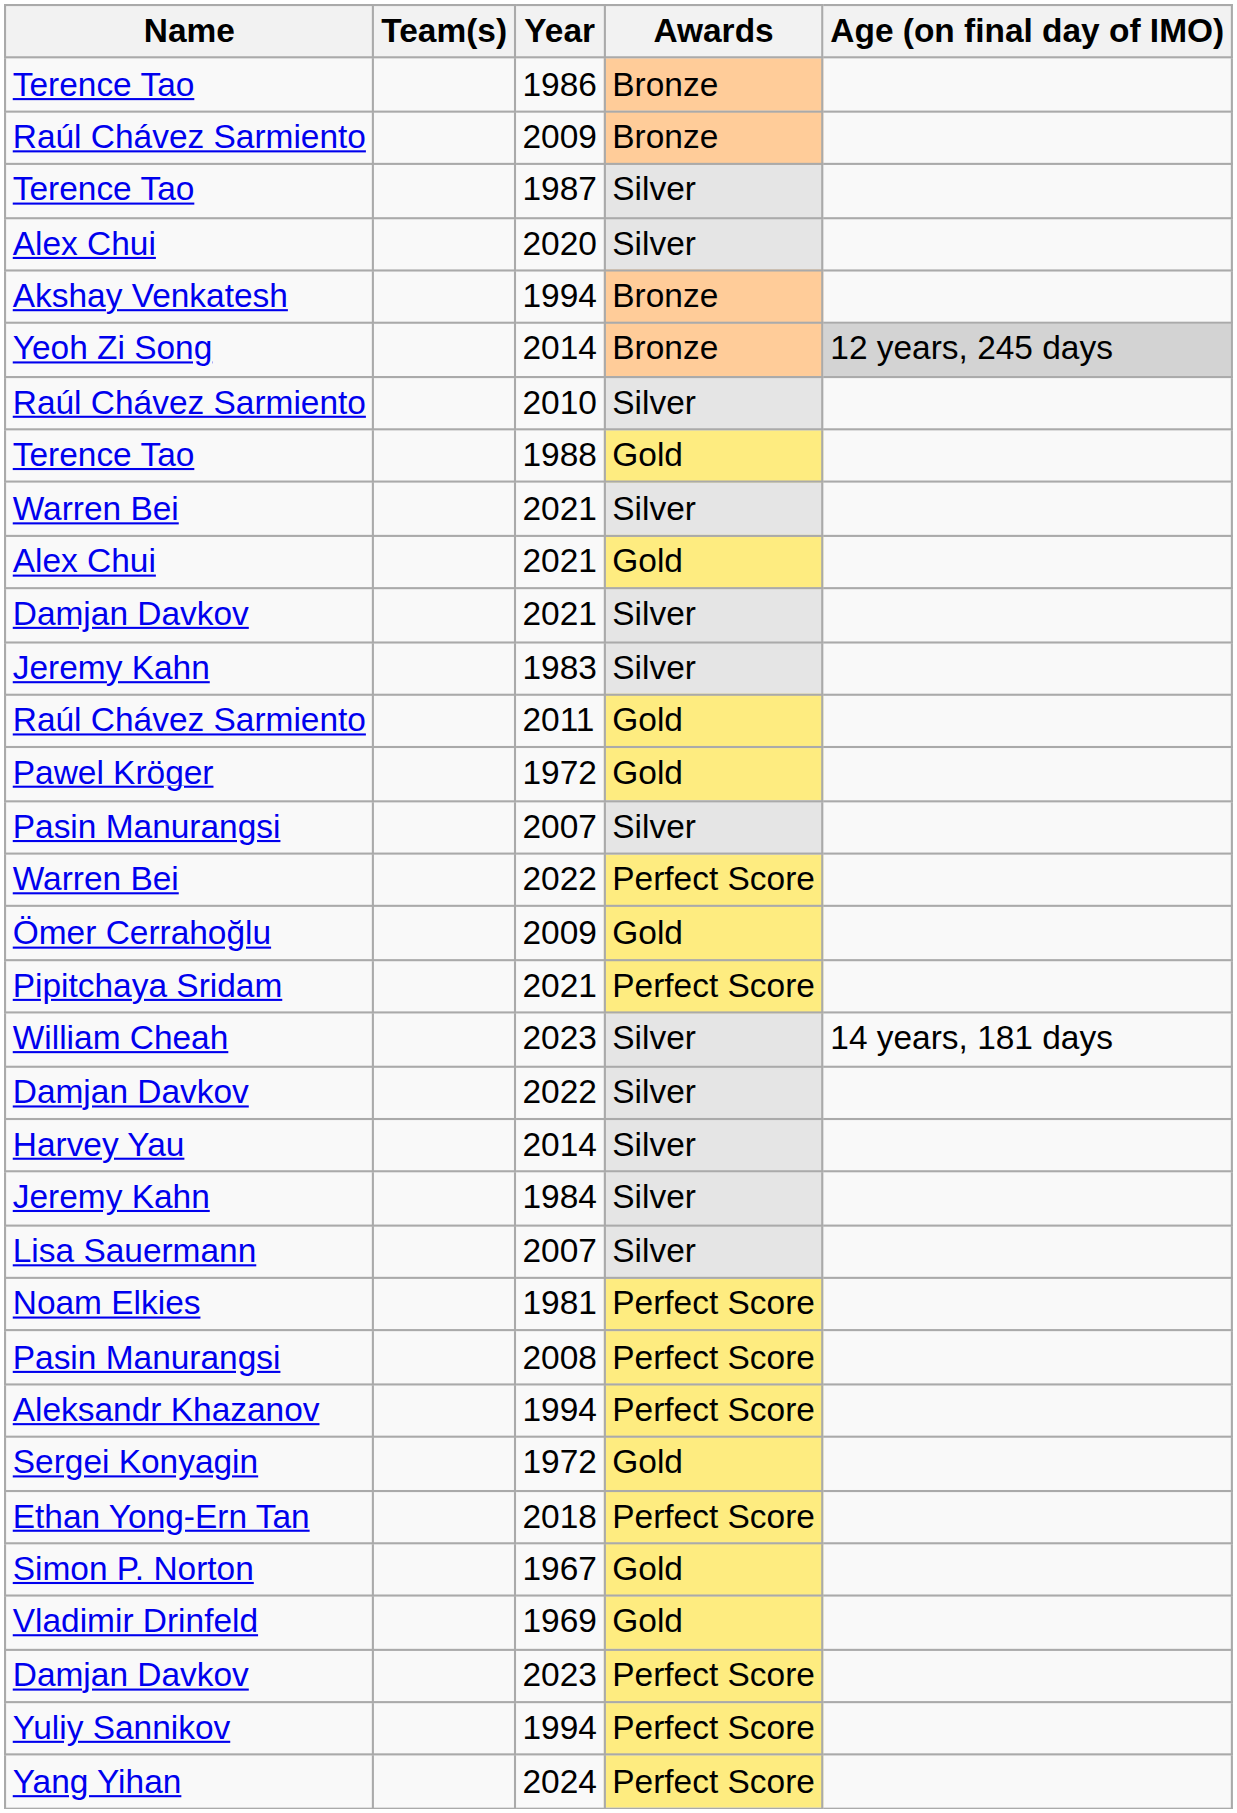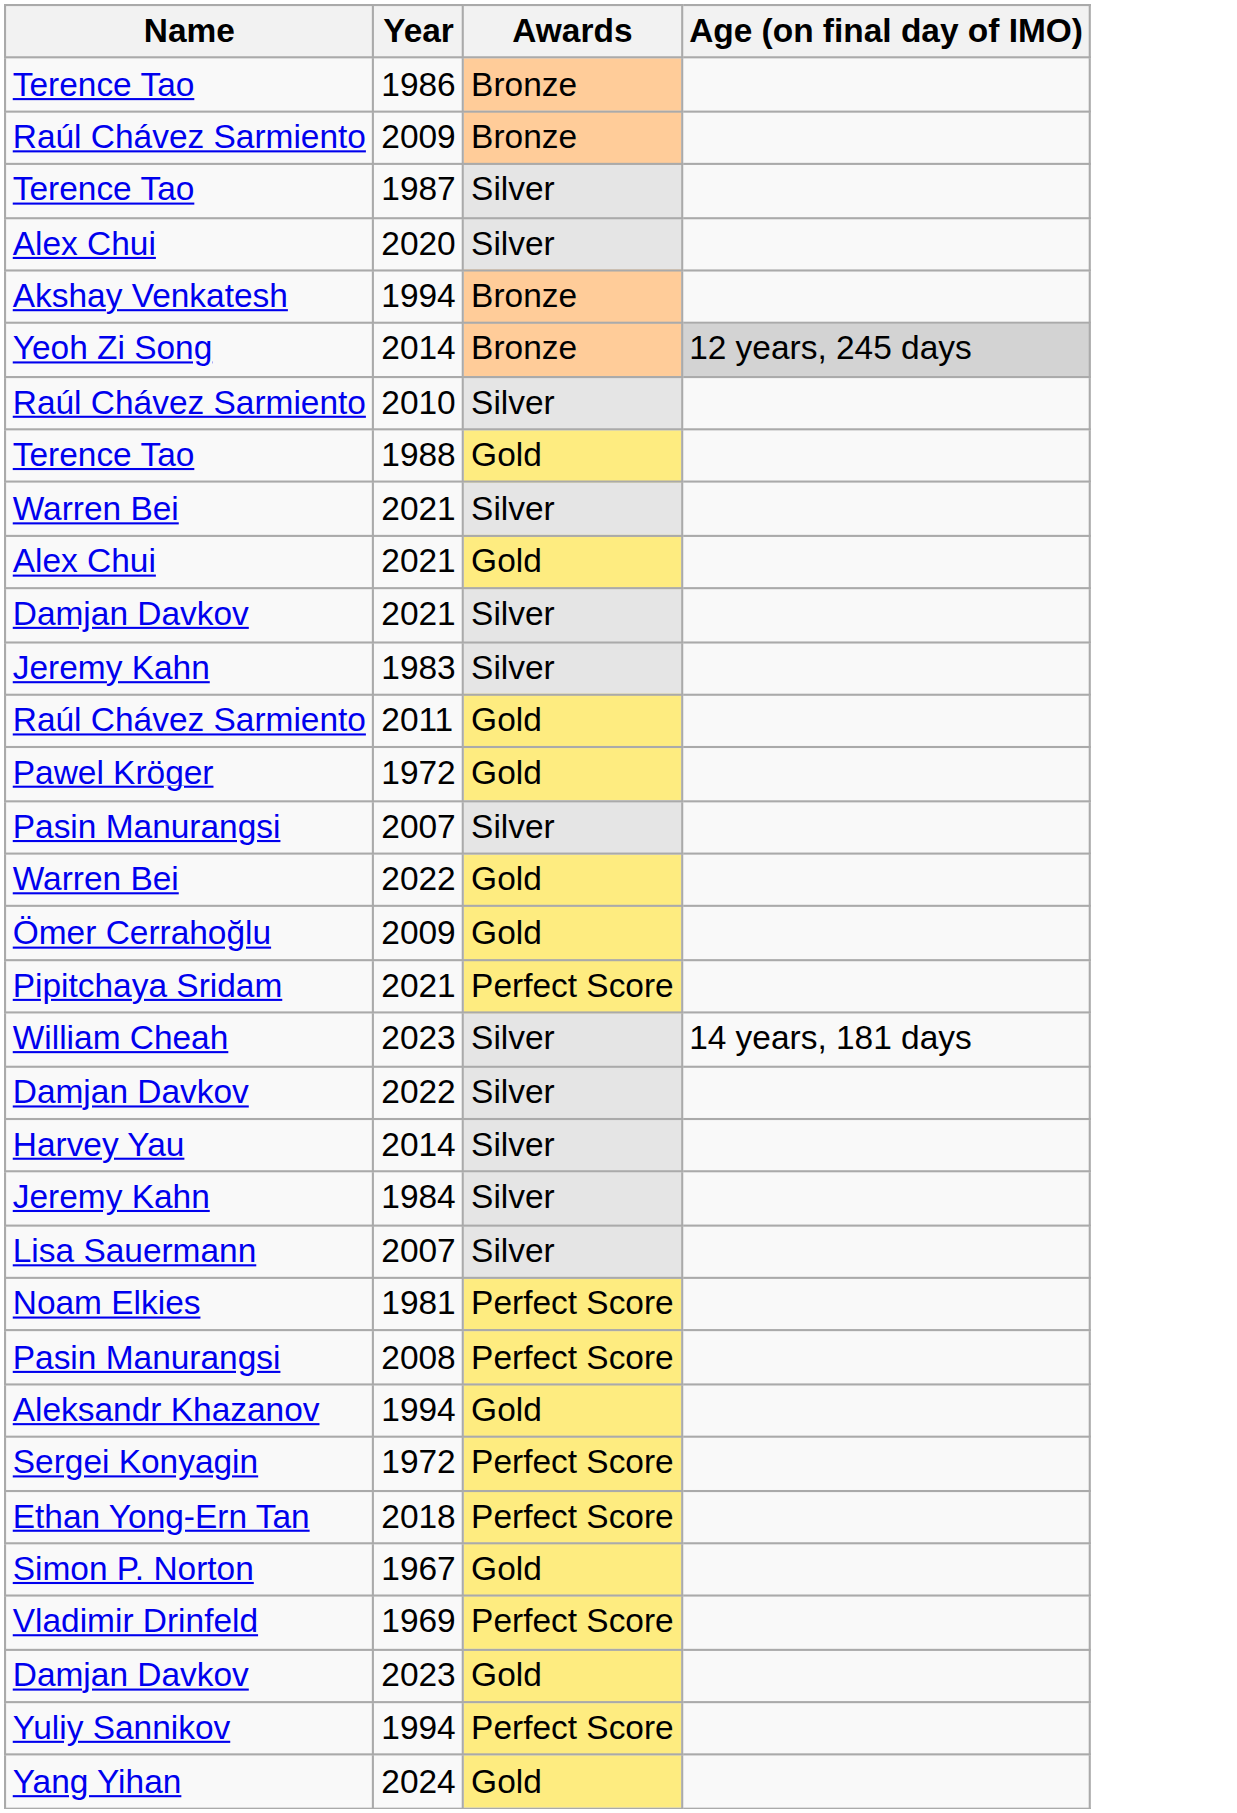- column: (444, 31)
(714, 879) Perfect Score -> (506, 879) Gold
(714, 1409) Perfect Score -> (506, 1409) Gold
(648, 1462) Gold -> (572, 1462) Perfect Score
(648, 1622) Gold -> (572, 1622) Perfect Score
(714, 1675) Perfect Score -> (506, 1675) Gold
(714, 1781) Perfect Score -> (506, 1781) Gold
